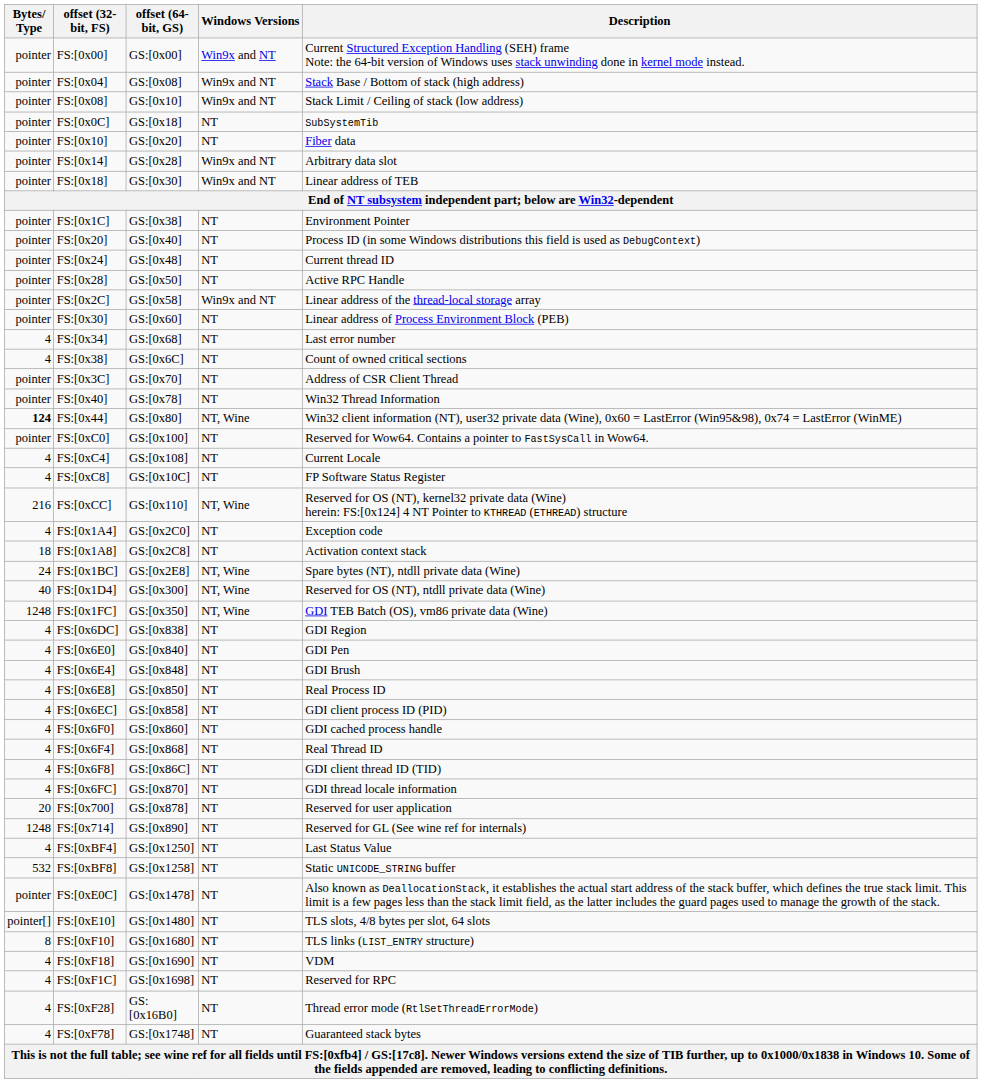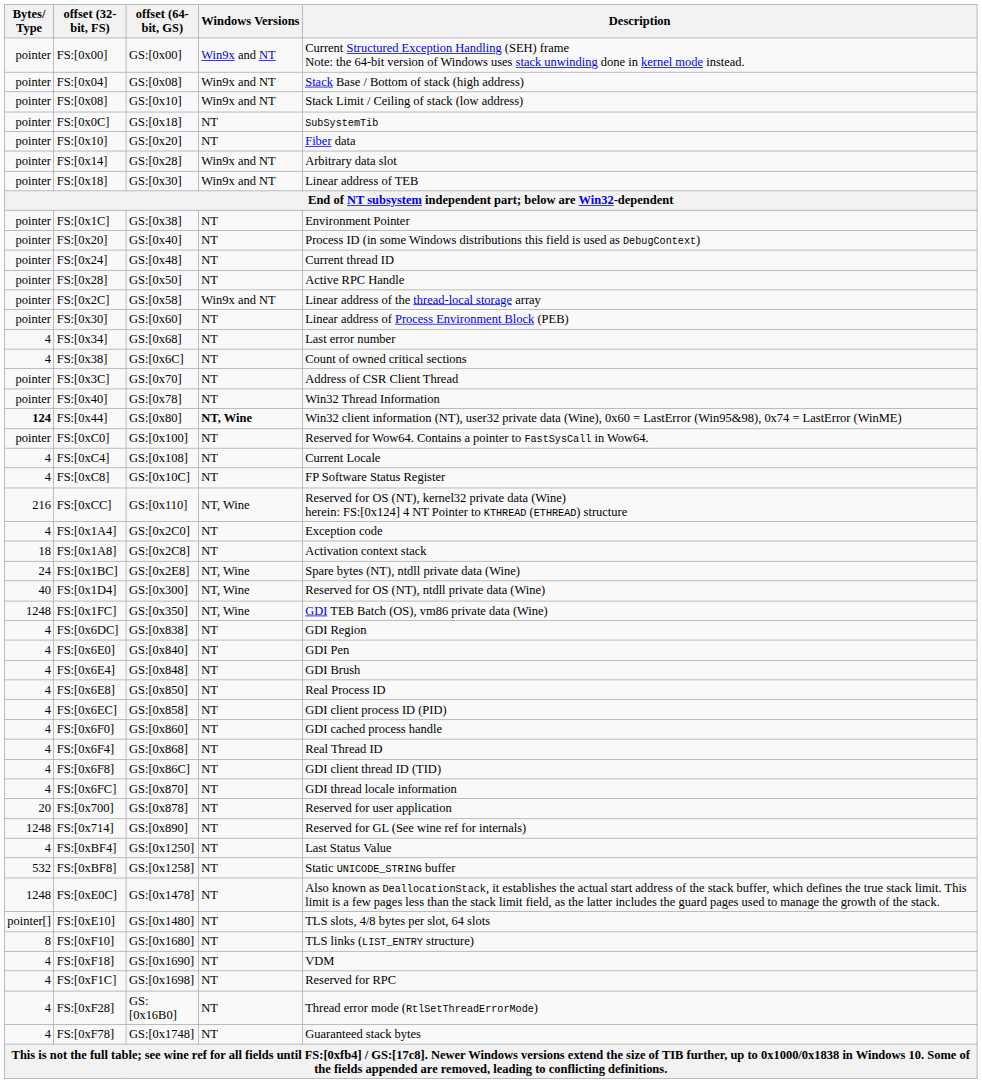(225, 418) normal -> (227, 418) bold
(33, 894) pointer -> (38, 894) 1248
